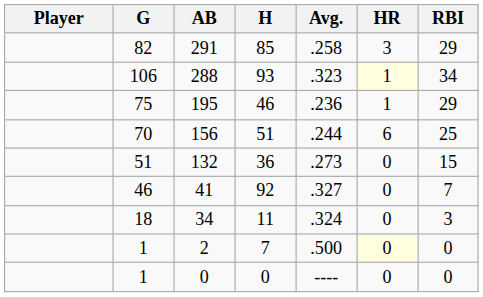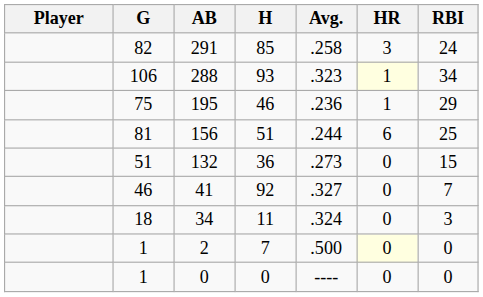(448, 47) 29 -> (448, 47) 24
(143, 133) 70 -> (143, 133) 81
